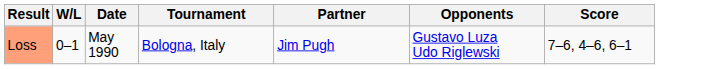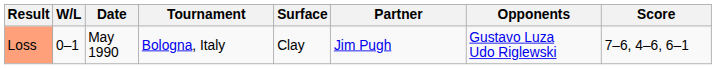+ column: (302, 15)
